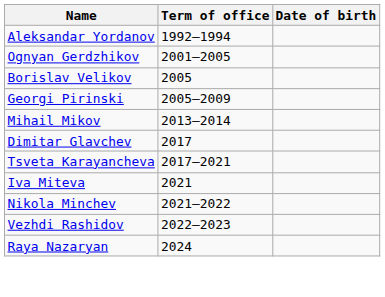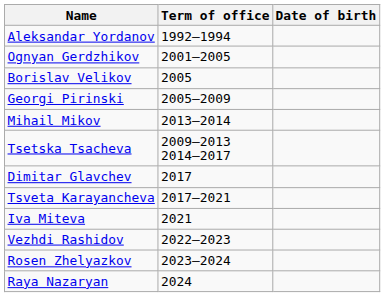+ row: (70, 148)
- row: (62, 204)
+ row: (70, 261)
